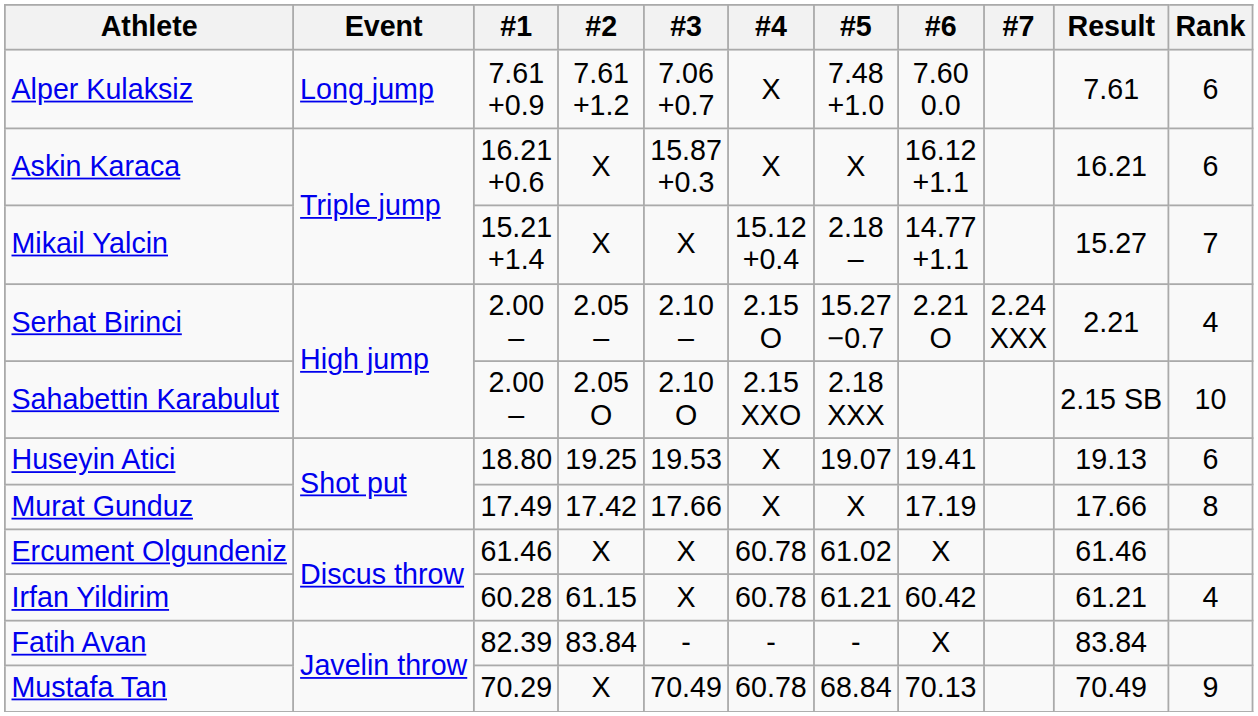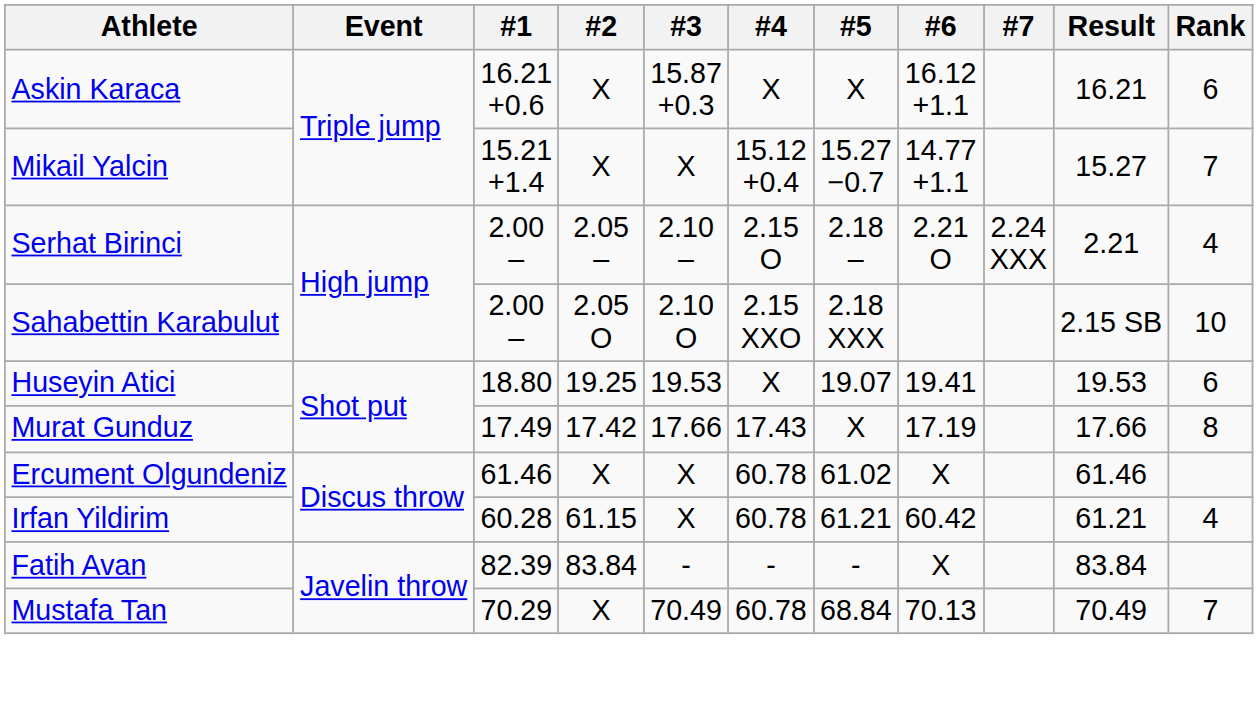- row: (102, 88)
(856, 244) 2.18 – -> (856, 166) 15.27 −0.7
(856, 321) 15.27 −0.7 -> (856, 244) 2.18 –
(1111, 460) 19.13 -> (1111, 383) 19.53
(771, 506) X -> (771, 428) 17.43
(1210, 687) 9 -> (1210, 610) 7
